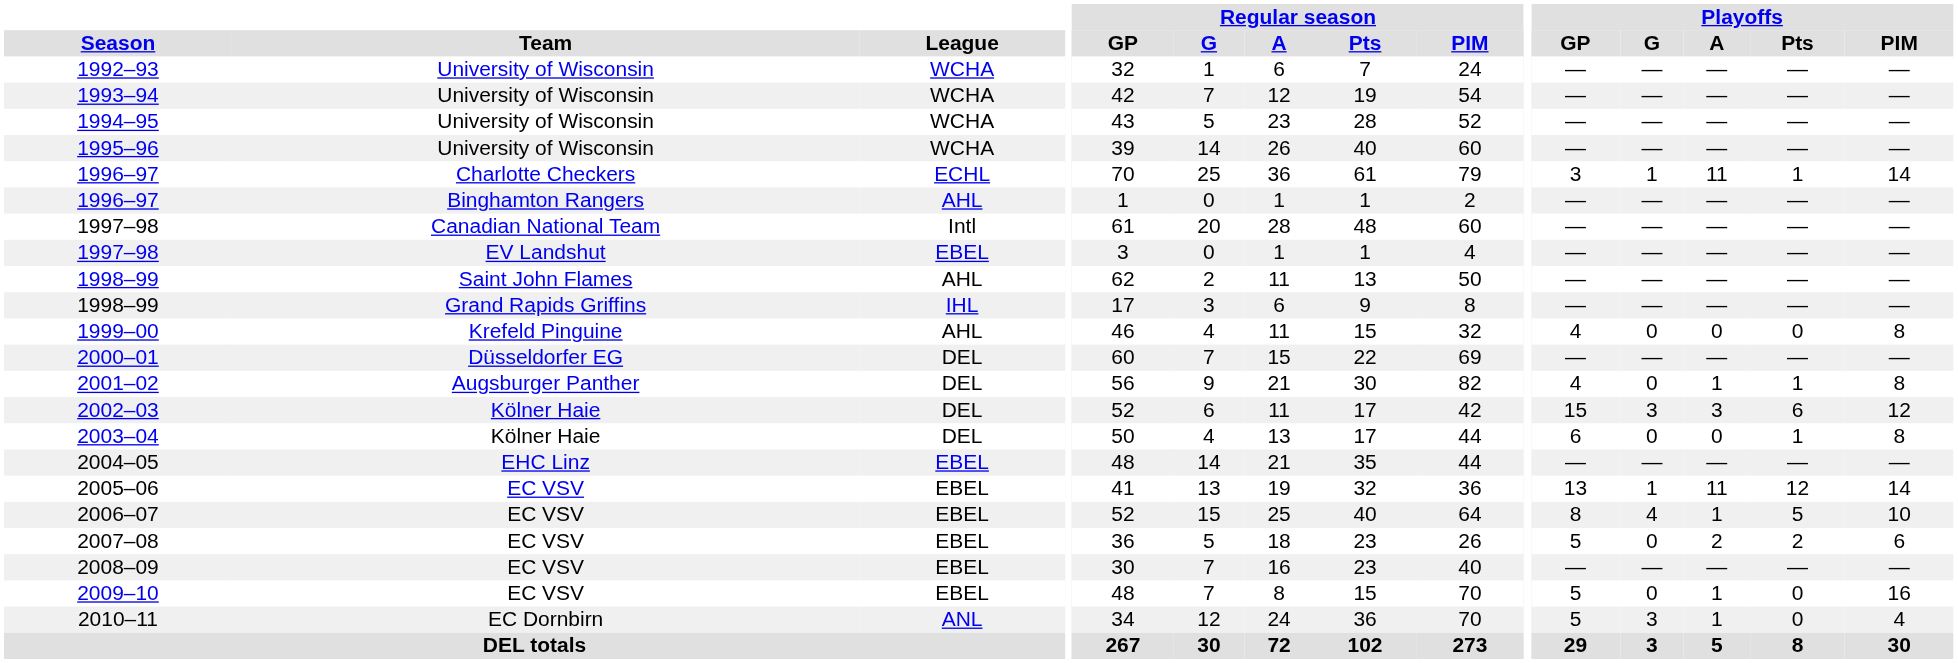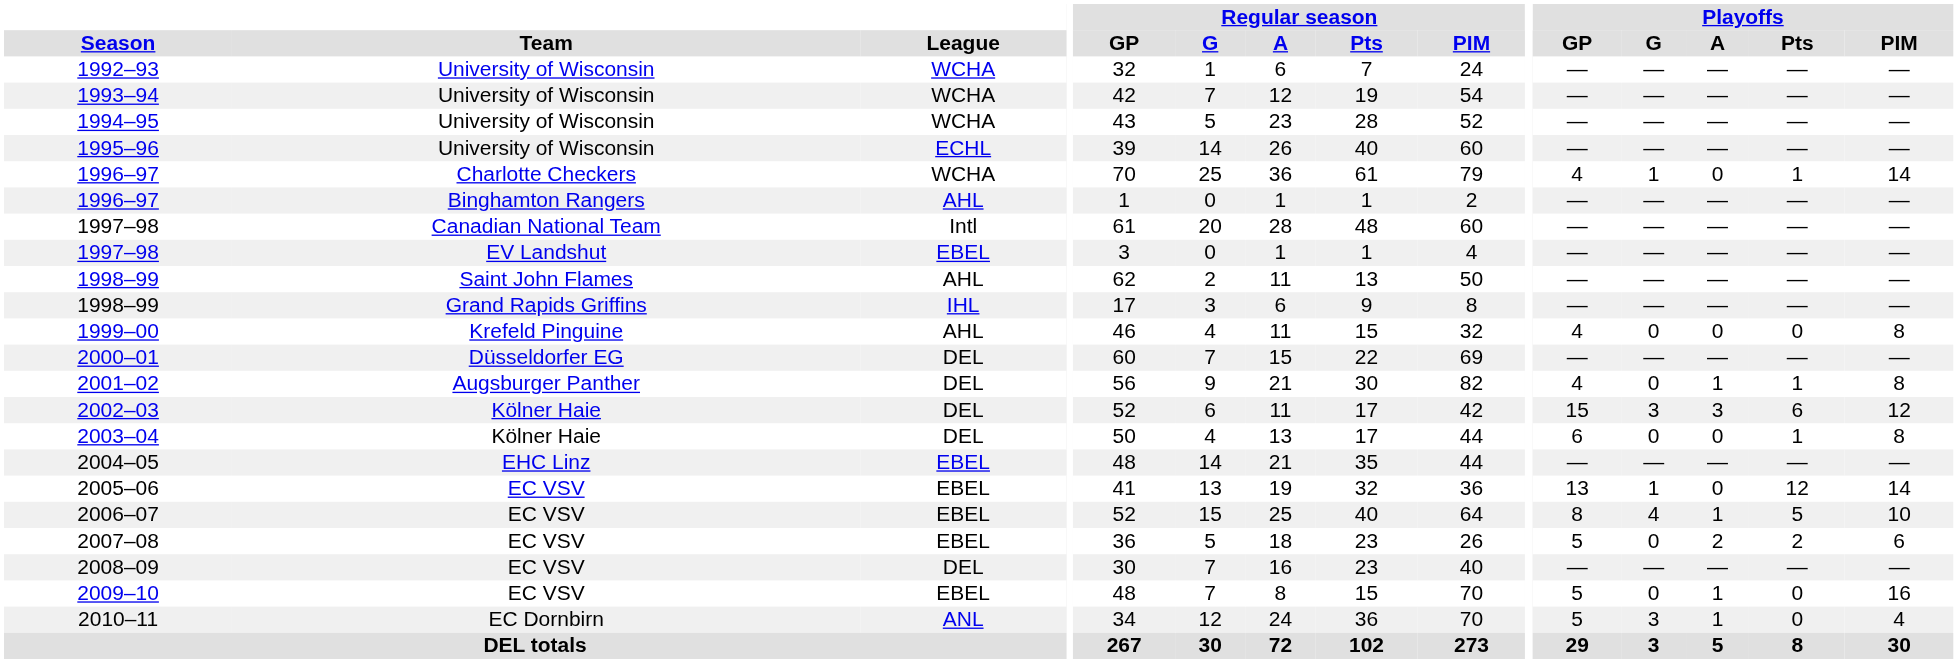(962, 147) WCHA -> (963, 147) ECHL
(962, 174) ECHL -> (963, 174) WCHA
(1575, 174) 3 -> (1577, 174) 4
(1717, 174) 11 -> (1718, 174) 0
(1717, 488) 11 -> (1718, 488) 0
(962, 567) EBEL -> (963, 567) DEL
